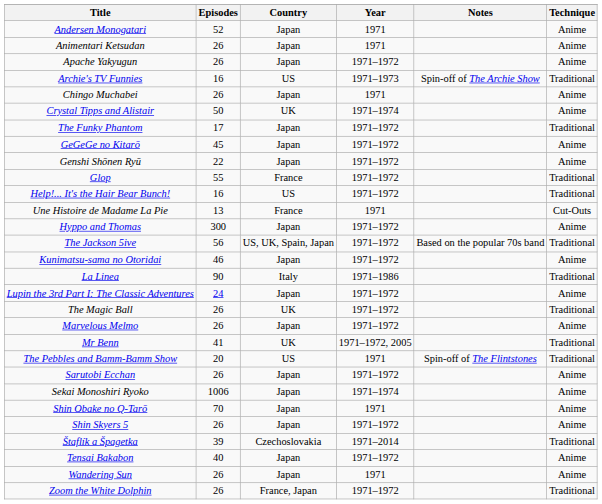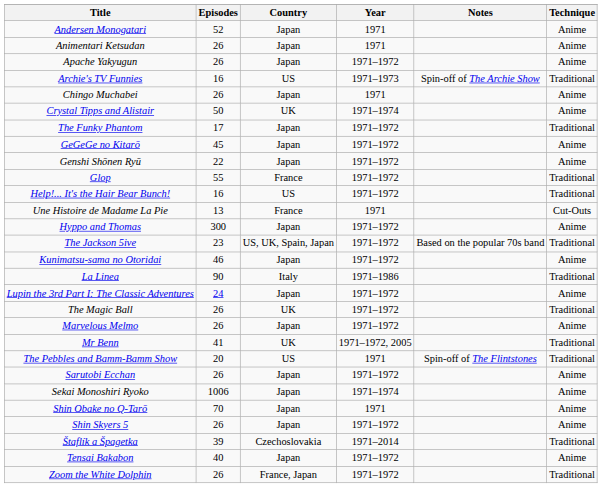(218, 243) 56 -> (218, 243) 23
- row: (100, 474)
